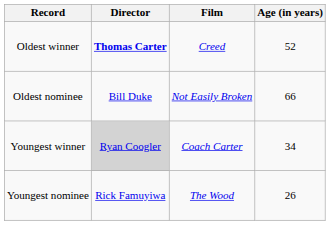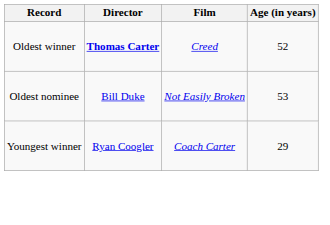(290, 96) 66 -> (283, 96) 53
(130, 146) lightgrey background -> (123, 146) no background
(290, 146) 34 -> (283, 146) 29
- row: (48, 195)
